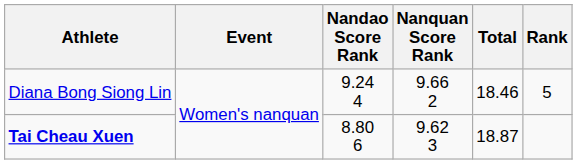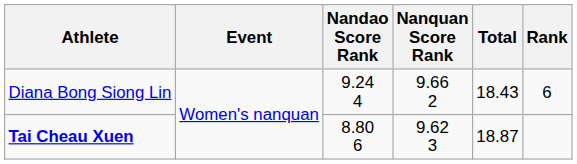(497, 92) 18.46 -> (497, 92) 18.43
(547, 92) 5 -> (547, 92) 6
